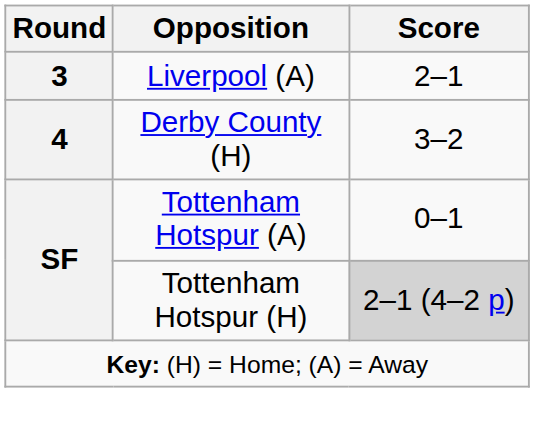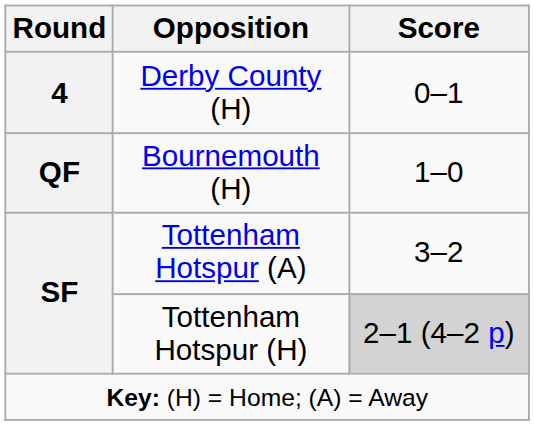- row: (231, 75)
(439, 139) 3–2 -> (439, 92) 0–1
+ row: (231, 172)
(439, 219) 0–1 -> (439, 252) 3–2
